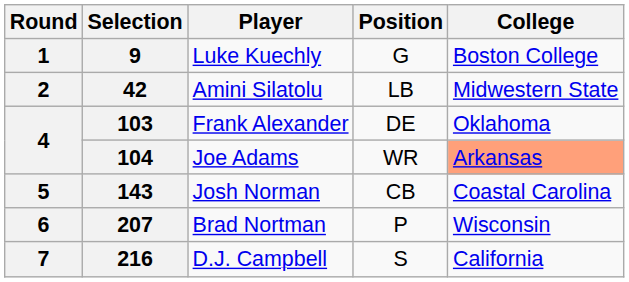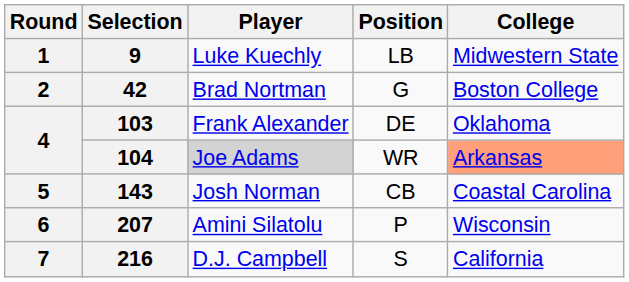(401, 56) G -> (401, 56) LB
(526, 56) Boston College -> (536, 56) Midwestern State
(257, 90) Amini Silatolu -> (259, 90) Brad Nortman
(401, 90) LB -> (401, 90) G
(536, 90) Midwestern State -> (526, 90) Boston College
(246, 158) no background -> (246, 158) lightgrey background
(259, 225) Brad Nortman -> (257, 225) Amini Silatolu
